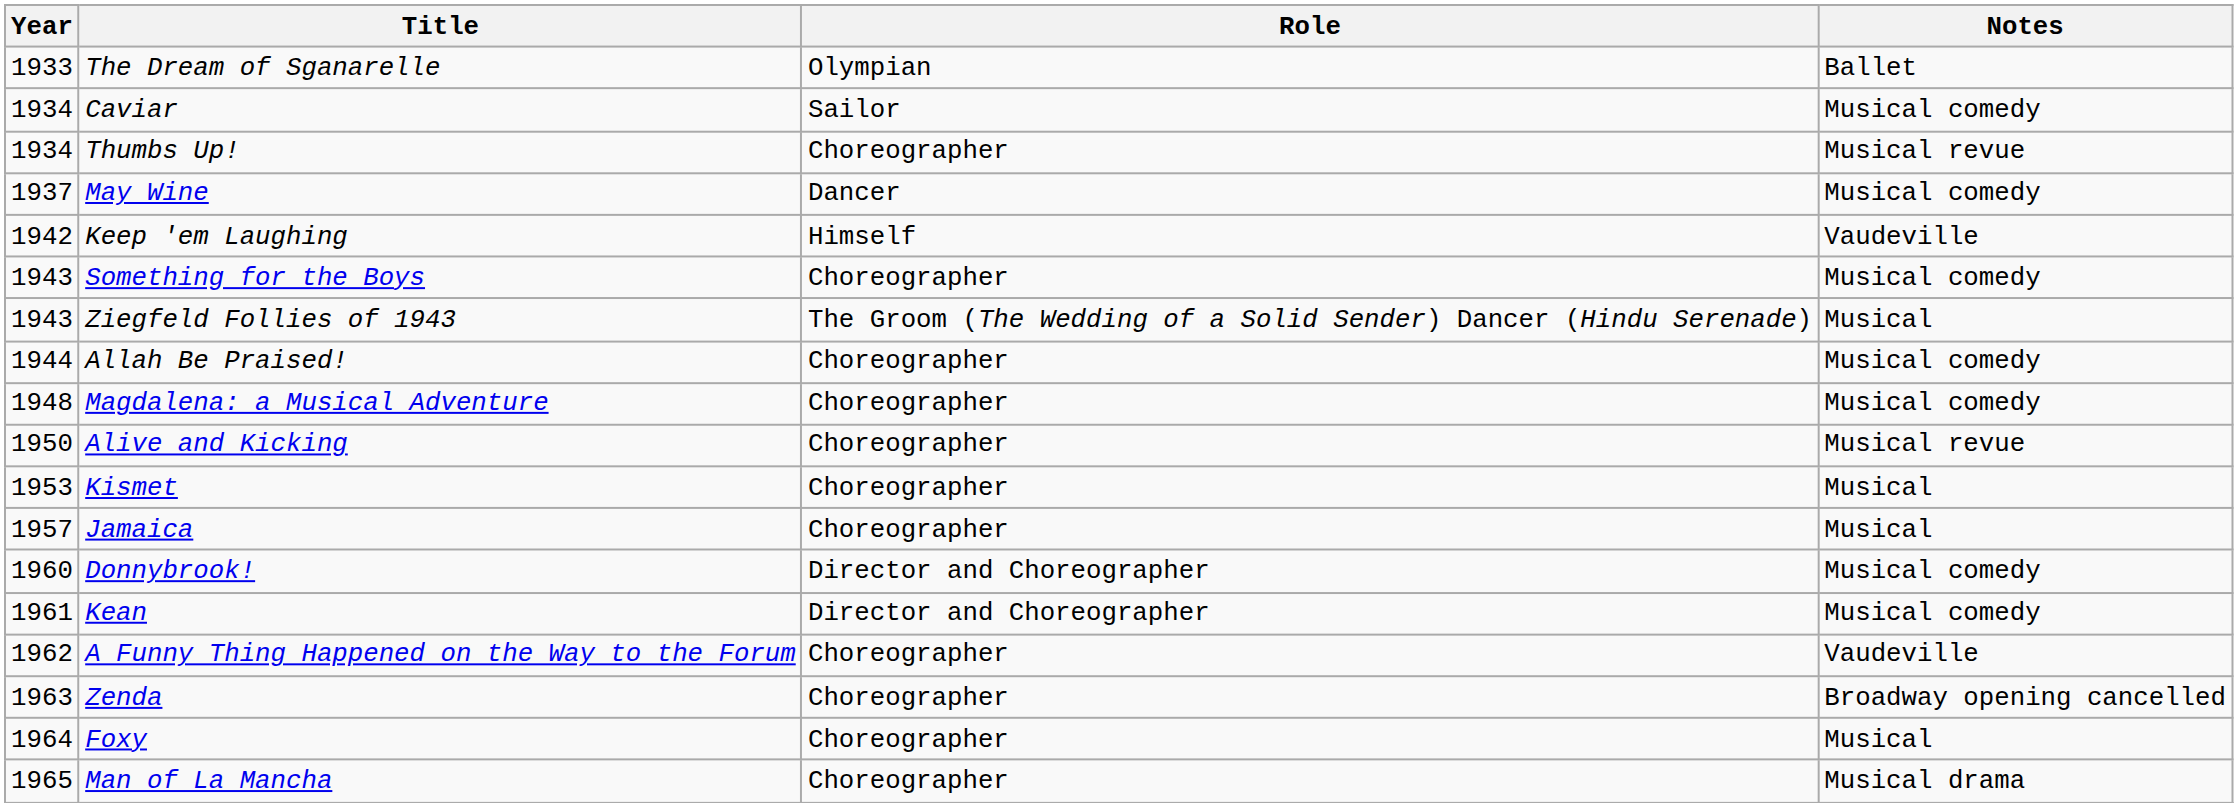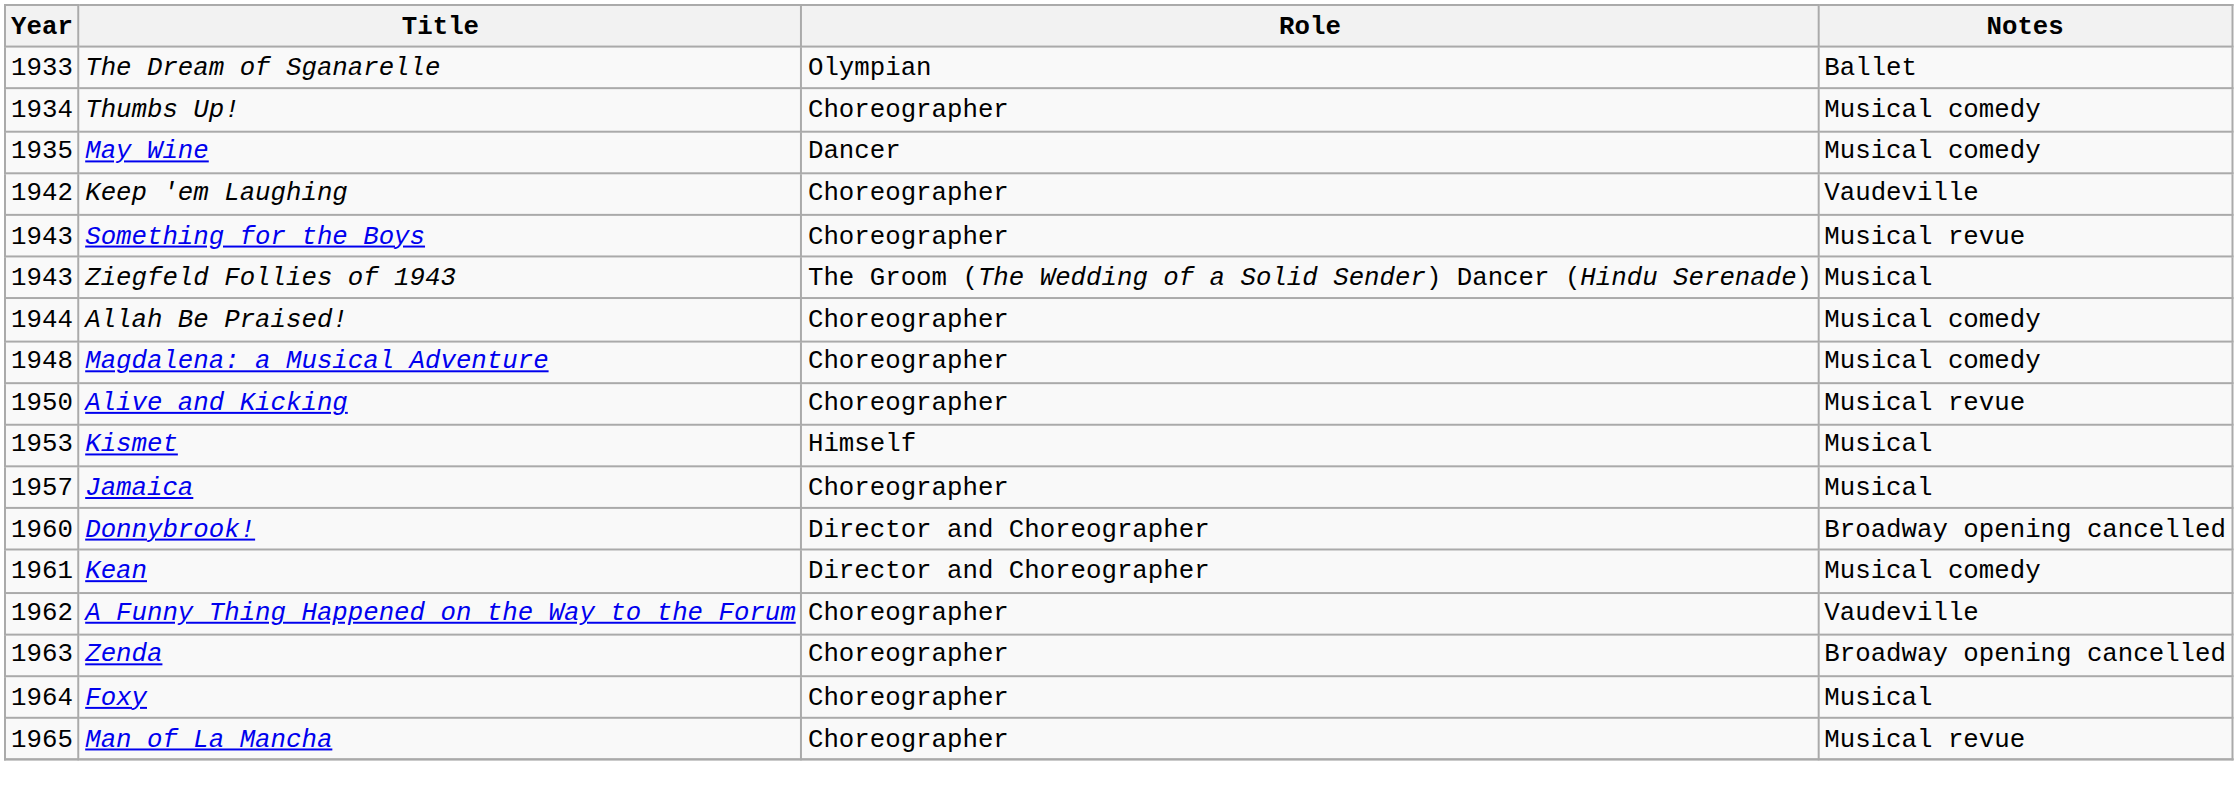- row: (132, 110)
(1925, 152) Musical revue -> (1932, 110) Musical comedy
(42, 194) 1937 -> (42, 152) 1935
(862, 236) Himself -> (908, 194) Choreographer
(1932, 278) Musical comedy -> (1925, 236) Musical revue
(908, 487) Choreographer -> (862, 445) Himself
(1932, 571) Musical comedy -> (2025, 529) Broadway opening cancelled
(1925, 781) Musical drama -> (1925, 739) Musical revue
